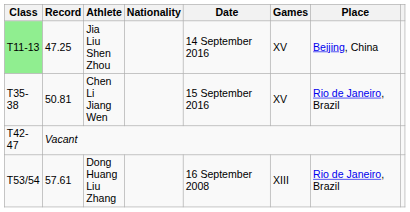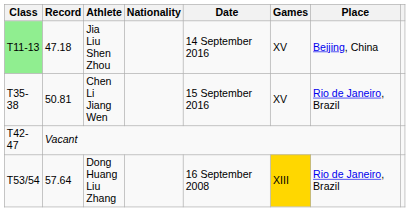(58, 47) 47.25 -> (58, 47) 47.18
(58, 180) 57.61 -> (58, 180) 57.64
(281, 180) no background -> (281, 180) gold background
